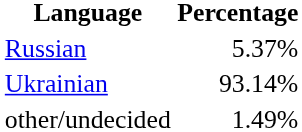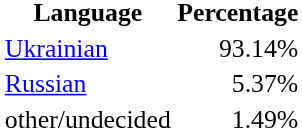rows swapped: (56, 83) <-> (46, 48)
